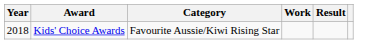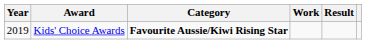(18, 30) 2018 -> (18, 30) 2019
(204, 30) normal -> (209, 30) bold
